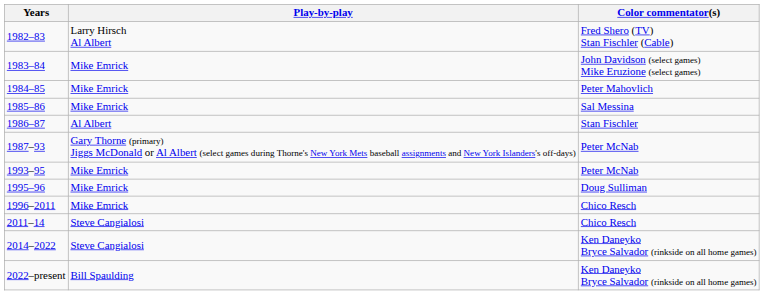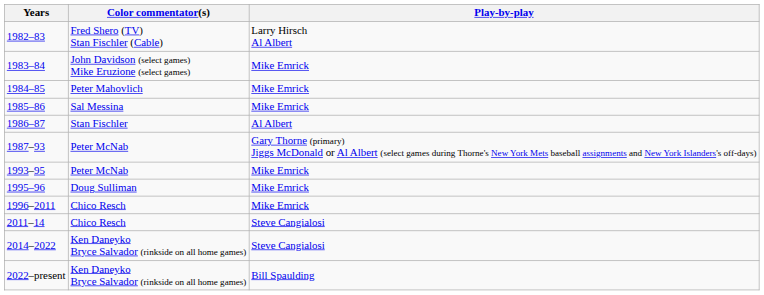columns swapped: (323, 13) <-> (669, 13)
